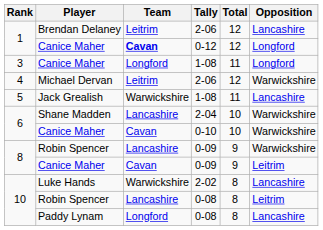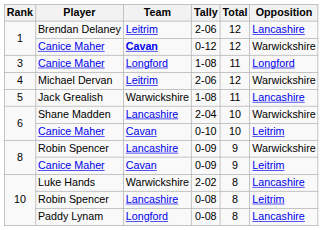(274, 47) Longford -> (284, 47) Warwickshire
(284, 132) Warwickshire -> (268, 132) Leitrim
